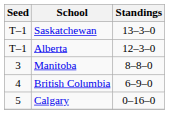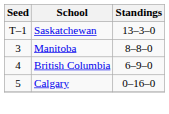- row: (51, 48)
